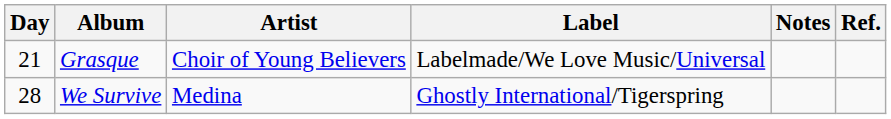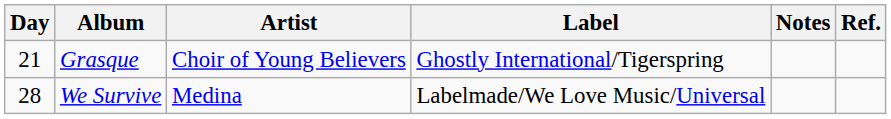(591, 58) Labelmade/We Love Music/Universal -> (570, 58) Ghostly International/Tigerspring
(570, 95) Ghostly International/Tigerspring -> (591, 95) Labelmade/We Love Music/Universal
